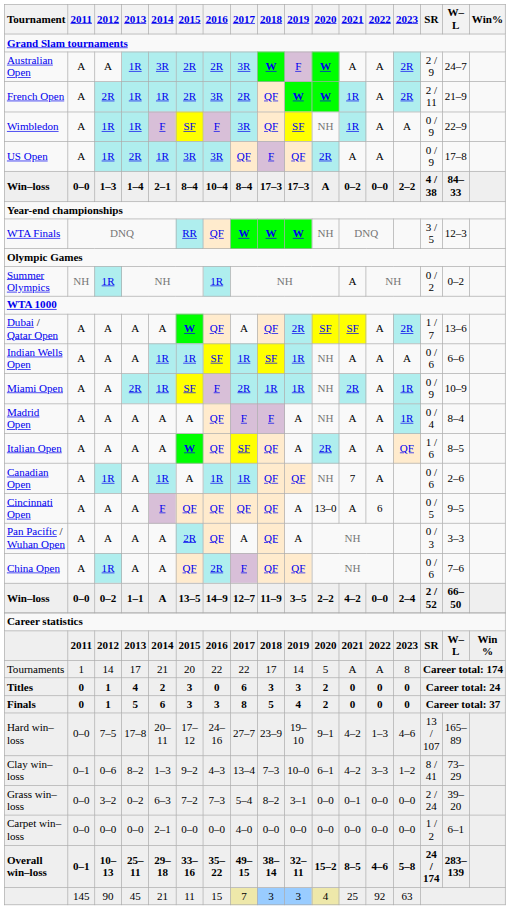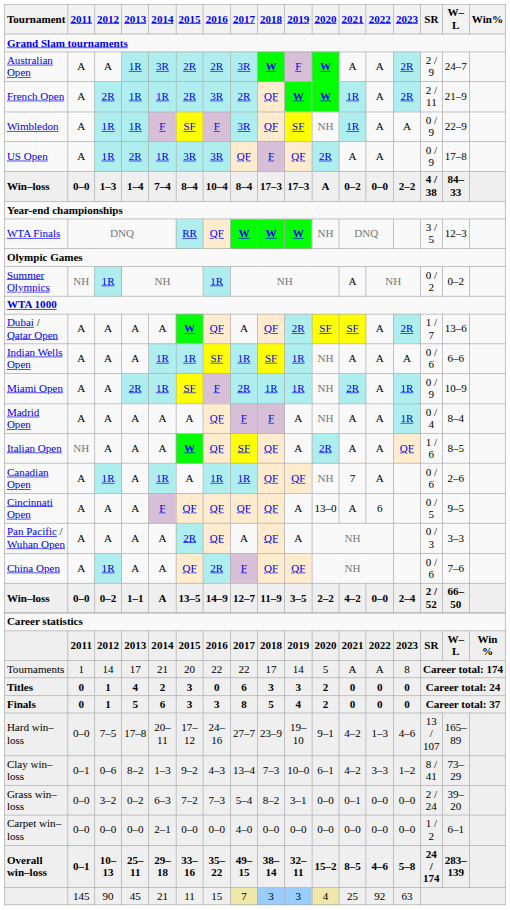(162, 186) 2–1 -> (162, 186) 7–4
(81, 448) A -> (81, 448) NH
